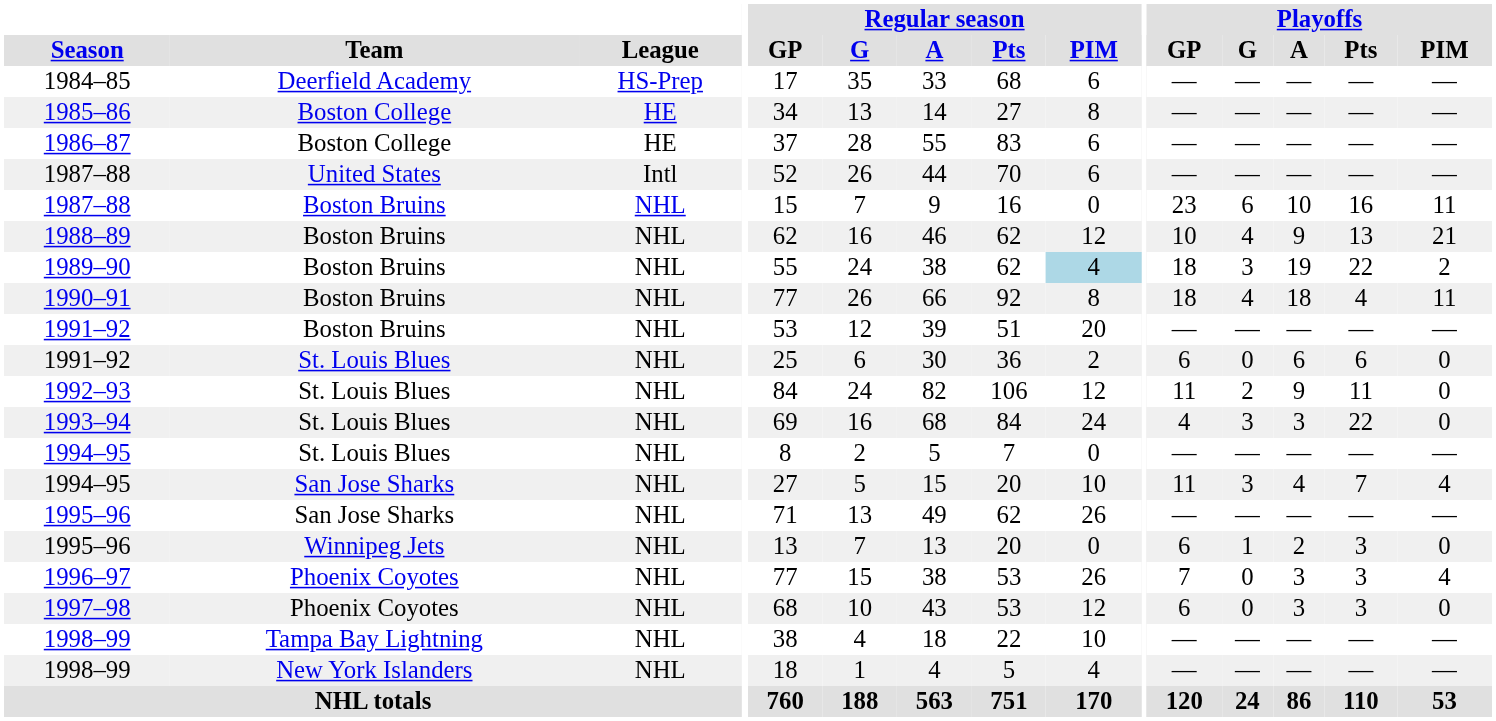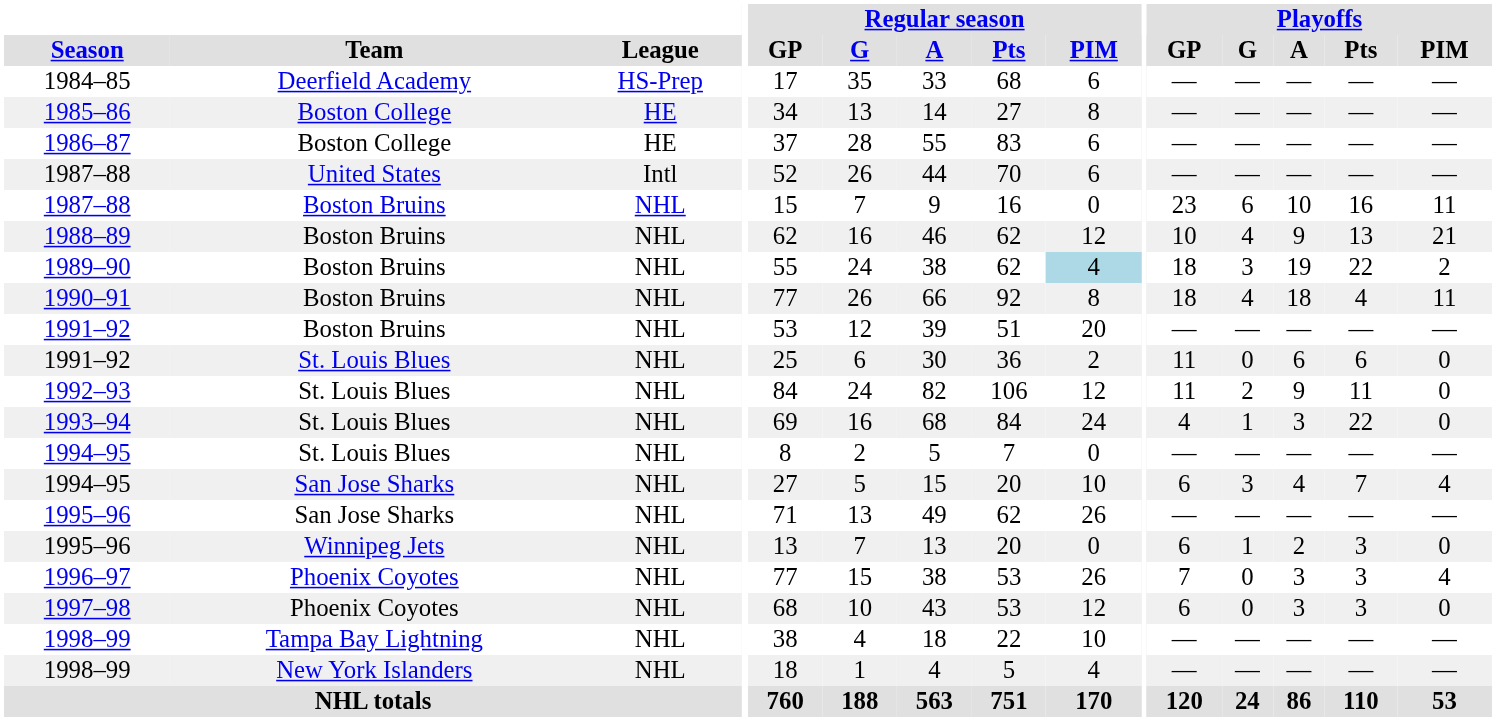(1184, 360) 6 -> (1184, 360) 11
(1247, 422) 3 -> (1247, 422) 1
(1184, 484) 11 -> (1184, 484) 6
